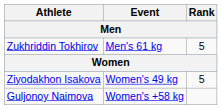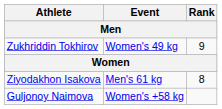(134, 46) Men's 61 kg -> (142, 46) Women's 49 kg
(202, 46) 5 -> (202, 46) 9
(142, 79) Women's 49 kg -> (134, 79) Men's 61 kg
(202, 79) 5 -> (202, 79) 8
